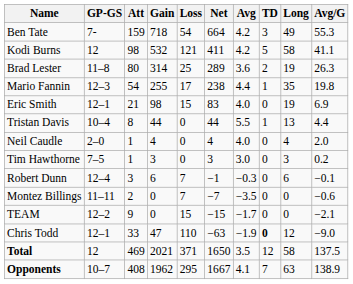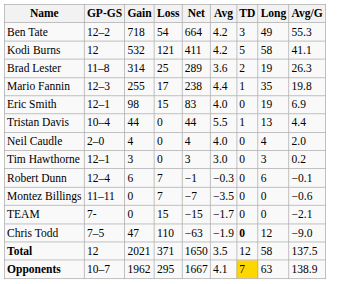- column: (136, 13)
(92, 31) 7- -> (98, 31) 12–2
(96, 159) 7–5 -> (98, 159) 12–1
(98, 214) 12–2 -> (92, 214) 7-
(98, 232) 12–1 -> (96, 232) 7–5
(265, 269) no background -> (242, 269) gold background
